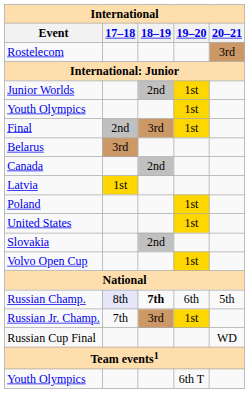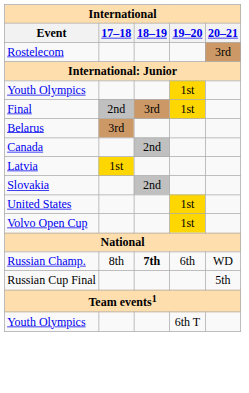- row: (41, 90)
- row: (24, 204)
rows swapped: (28, 242) <-> (39, 223)
(120, 299) lavender background -> (116, 261) no background
(227, 299) 5th -> (223, 261) WD
- row: (53, 318)
(227, 337) WD -> (223, 280) 5th
